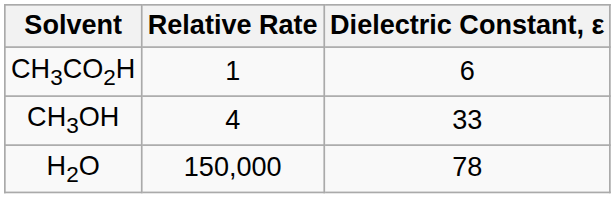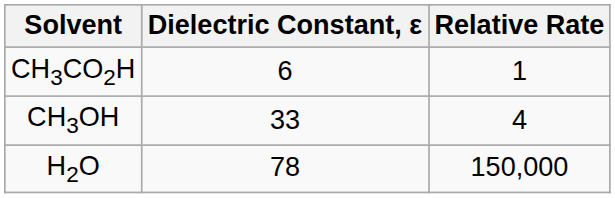columns swapped: (467, 25) <-> (233, 25)
